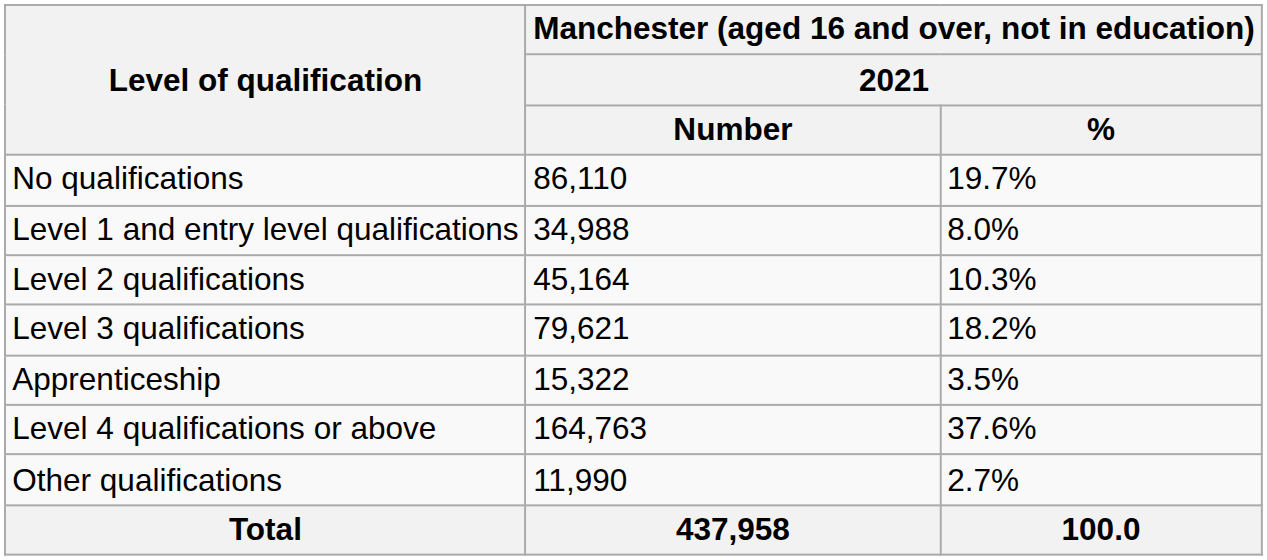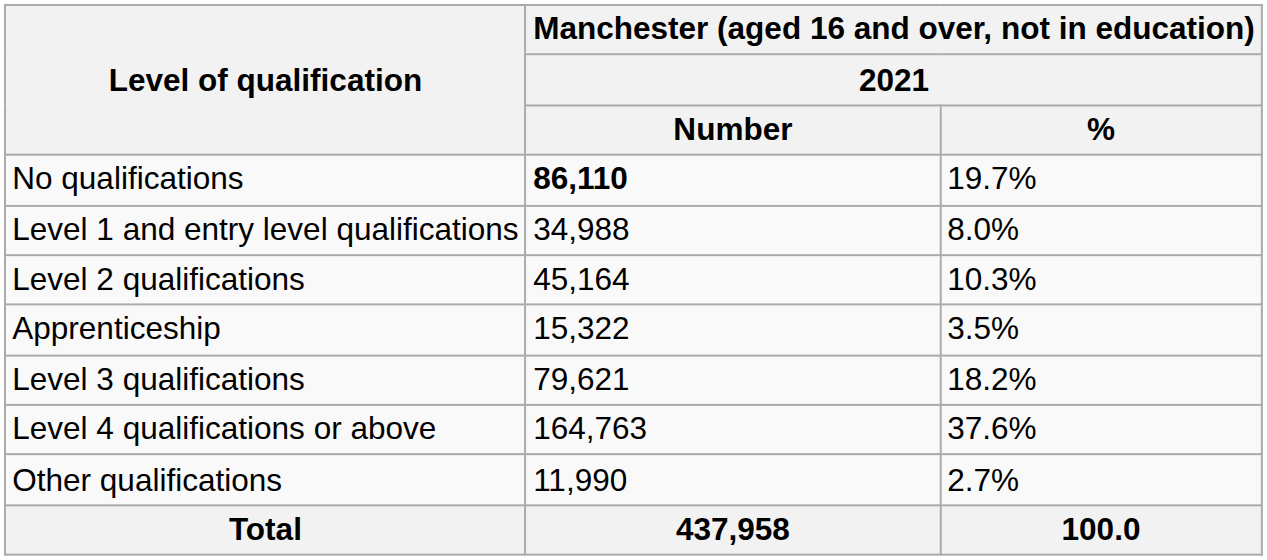(580, 179) normal -> (581, 179) bold
rows swapped: (117, 379) <-> (159, 329)
